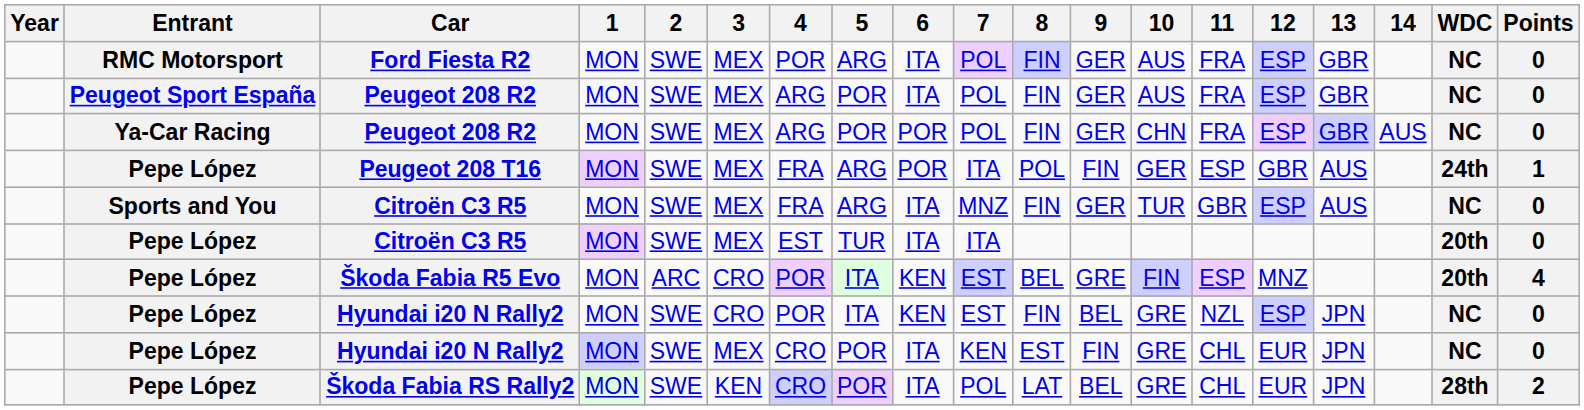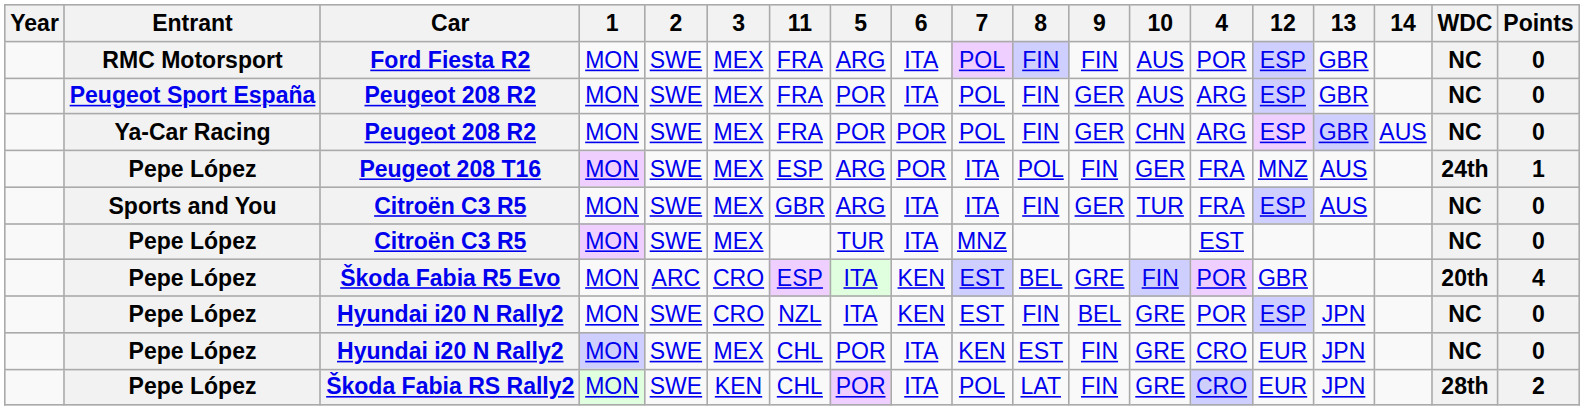columns swapped: (801, 23) <-> (1222, 23)
(1101, 60) GER -> (1100, 60) FIN
(1283, 169) GBR -> (1283, 169) MNZ
(983, 205) MNZ -> (982, 205) ITA
(983, 242) ITA -> (982, 242) MNZ
(1465, 242) 20th -> (1465, 242) NC
(1283, 278) MNZ -> (1283, 278) GBR
(1101, 387) BEL -> (1100, 387) FIN
